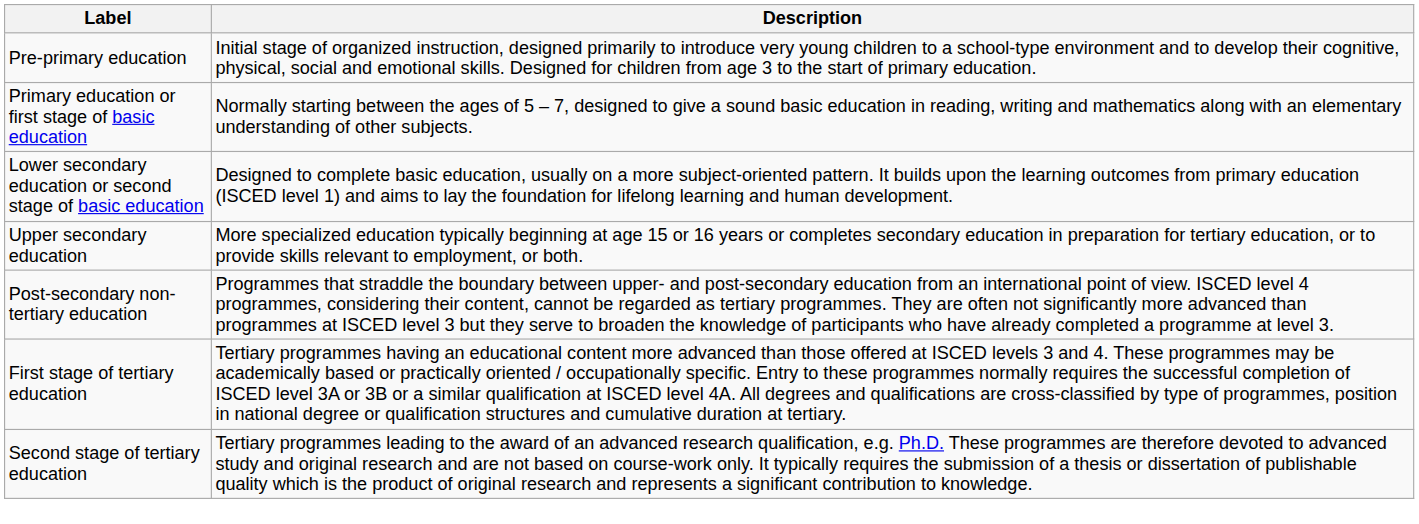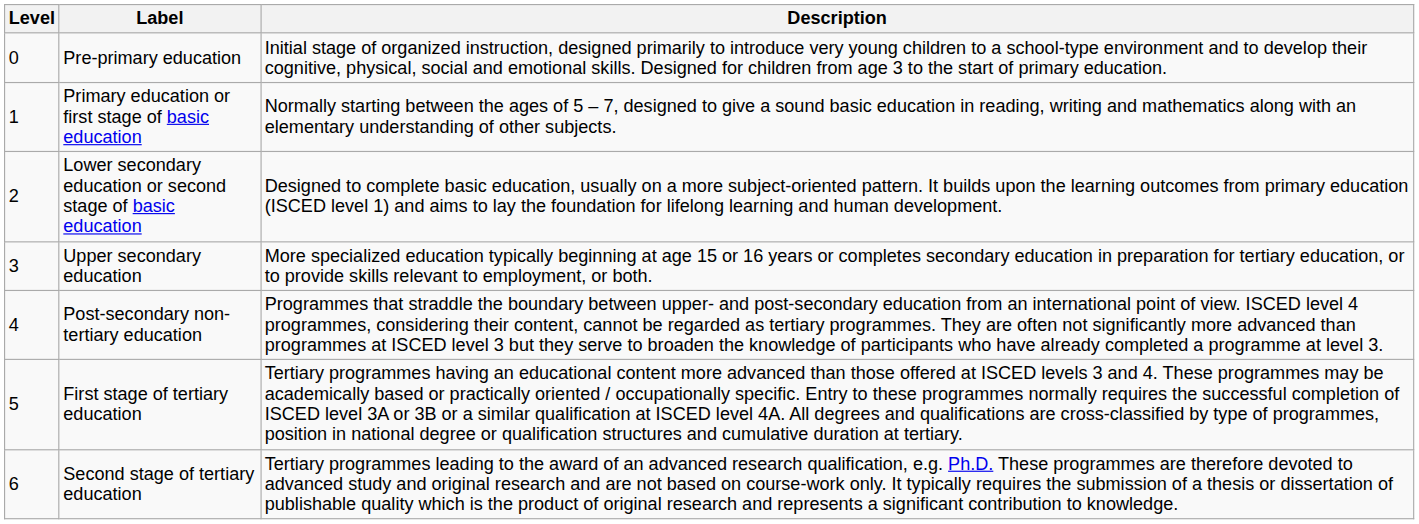+ column: (32, 18)
